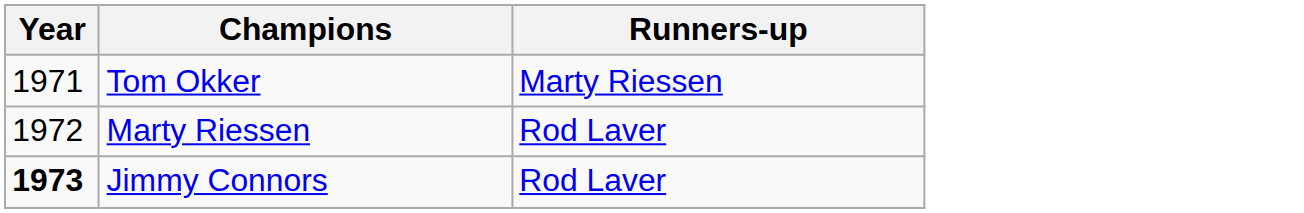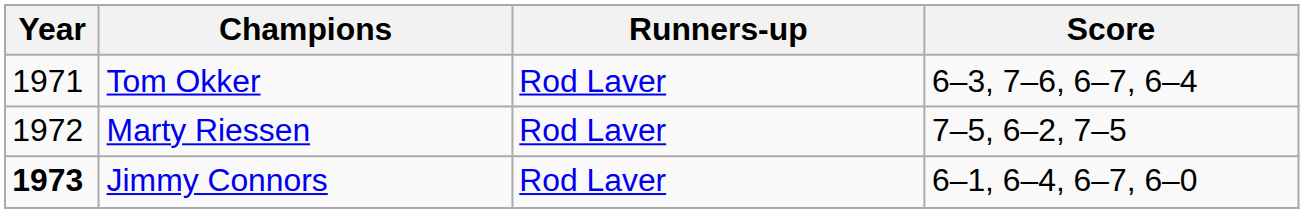+ column: (1111, 29)
(621, 80) Marty Riessen -> (593, 80) Rod Laver
